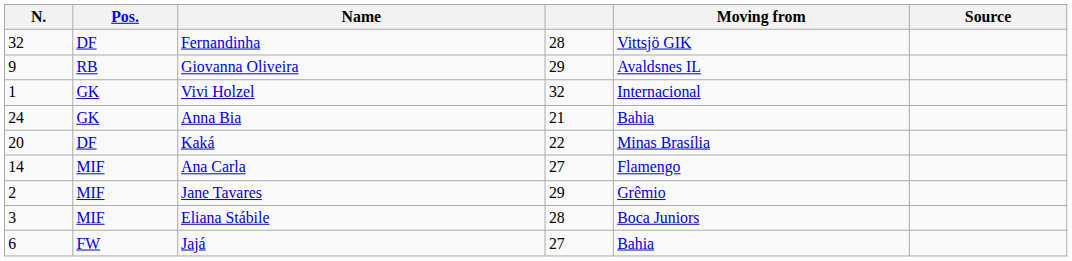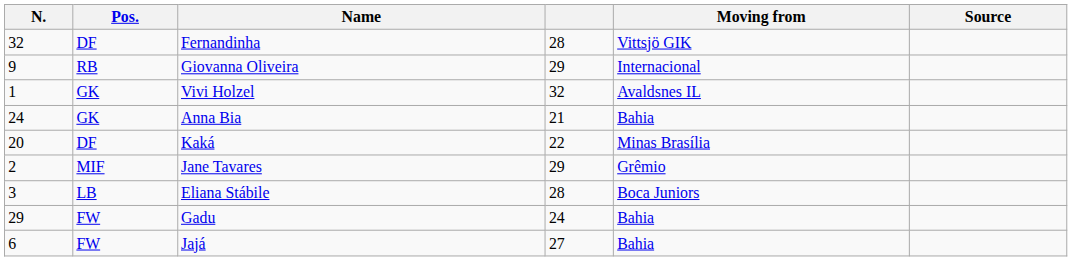(659, 67) Avaldsnes IL -> (659, 67) Internacional
(659, 92) Internacional -> (659, 92) Avaldsnes IL
- row: (213, 167)
(90, 218) MIF -> (87, 192) LB
+ row: (198, 218)
